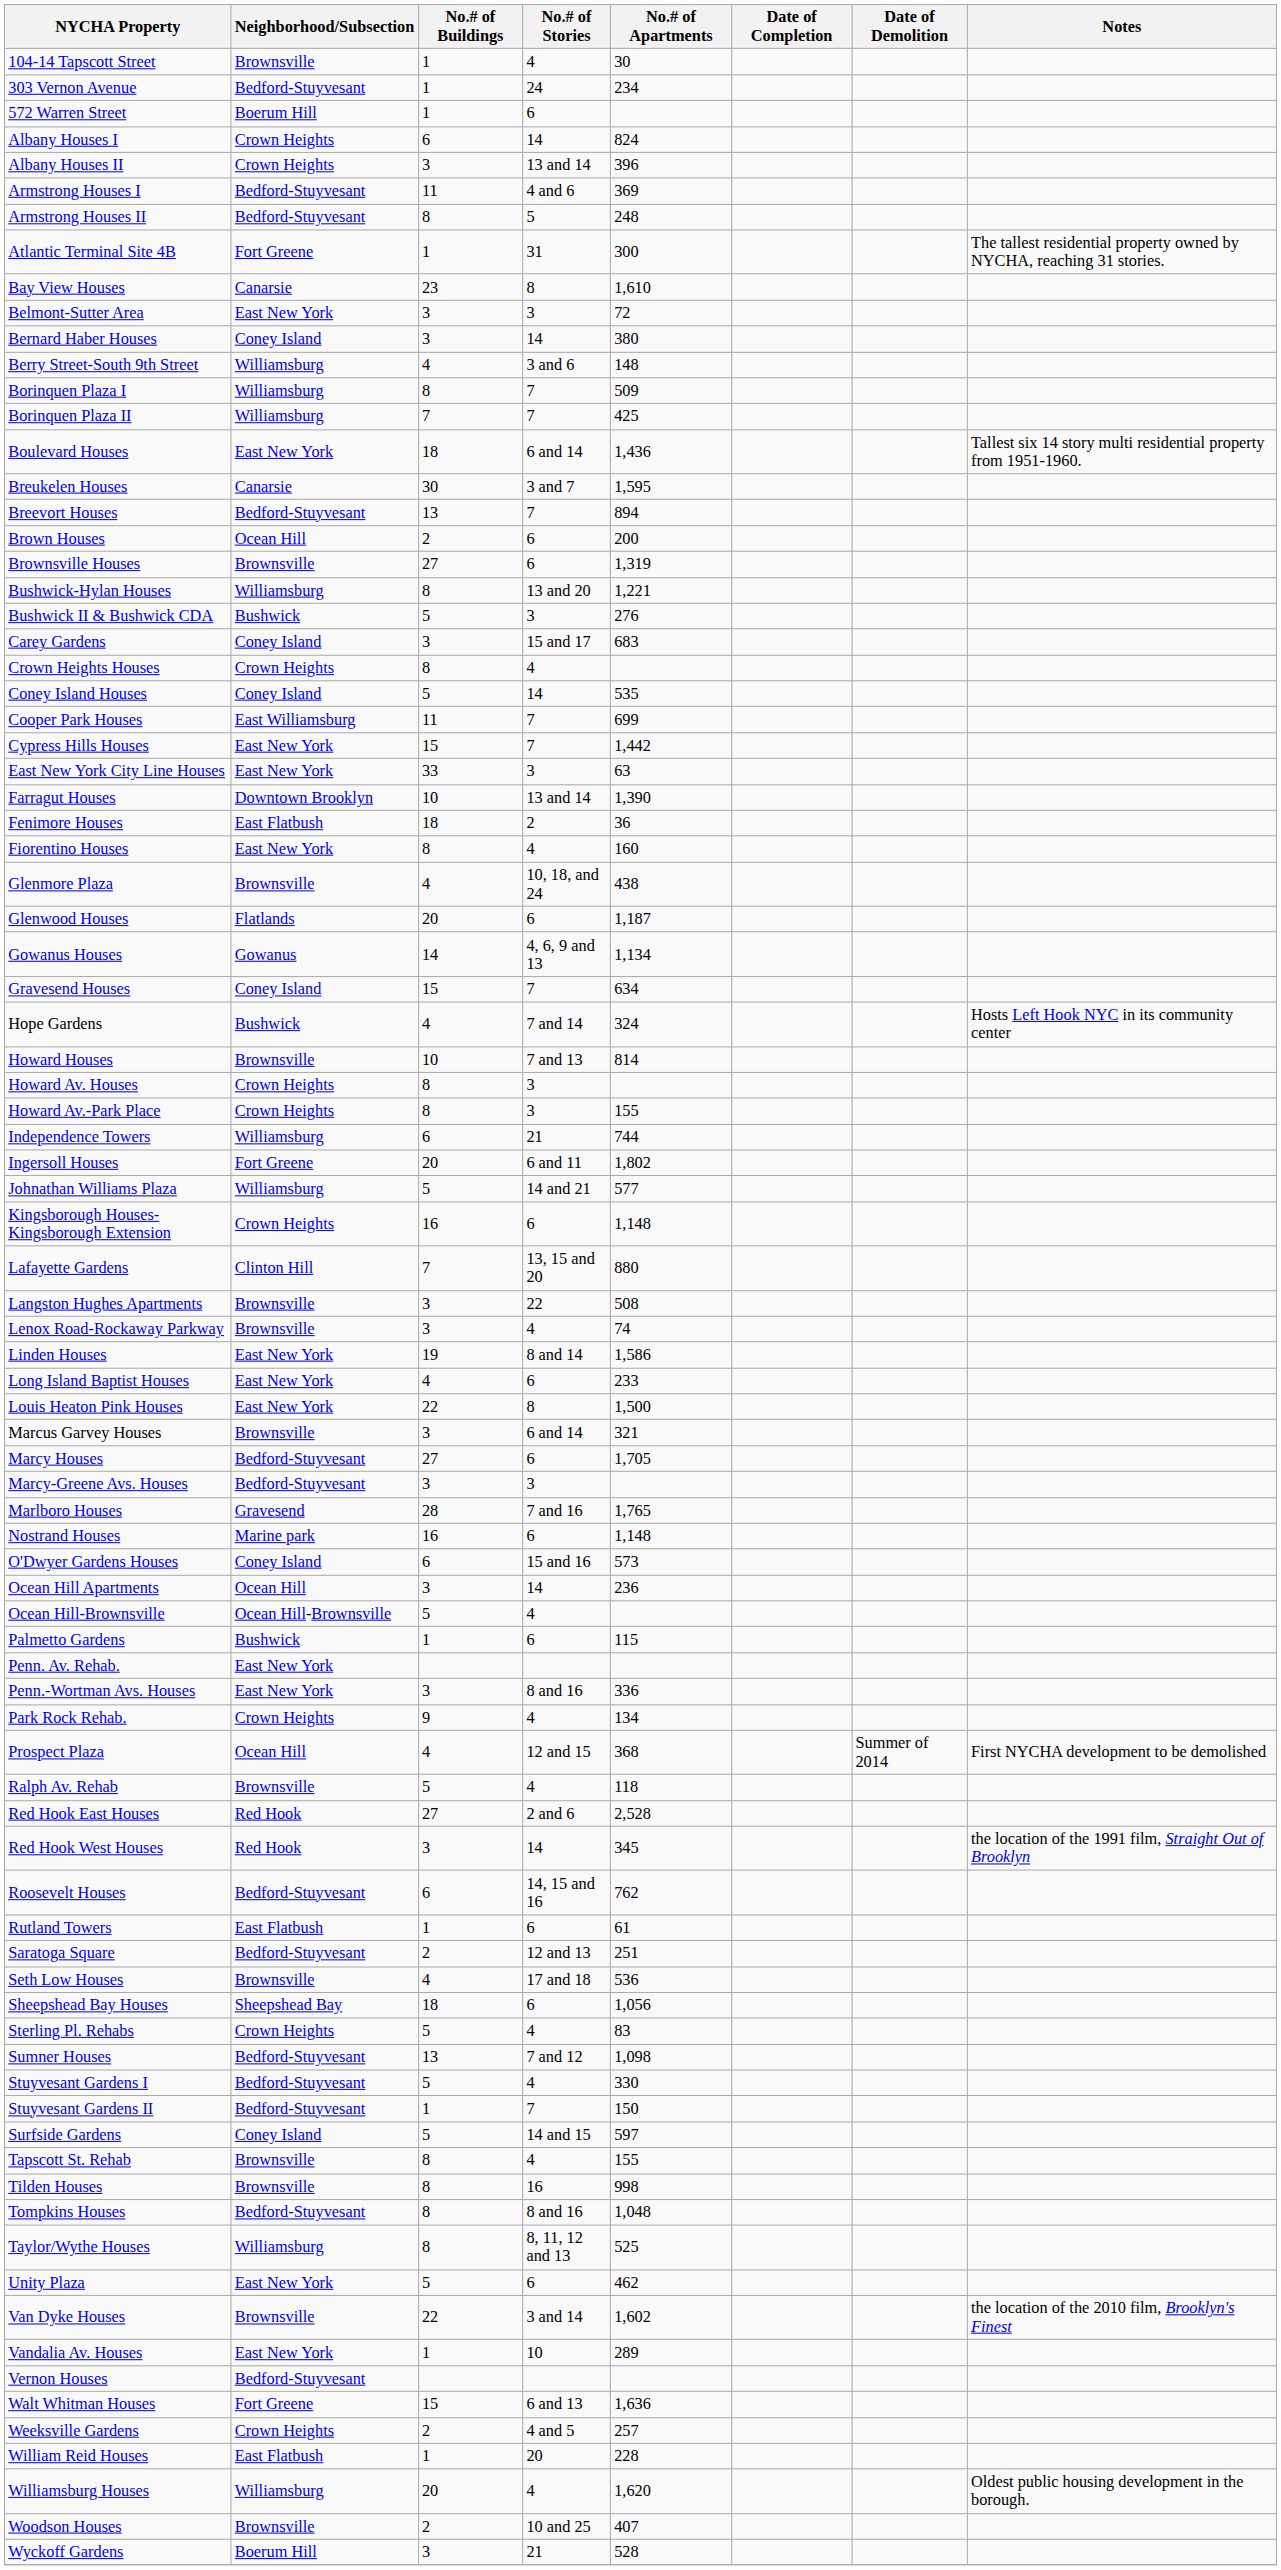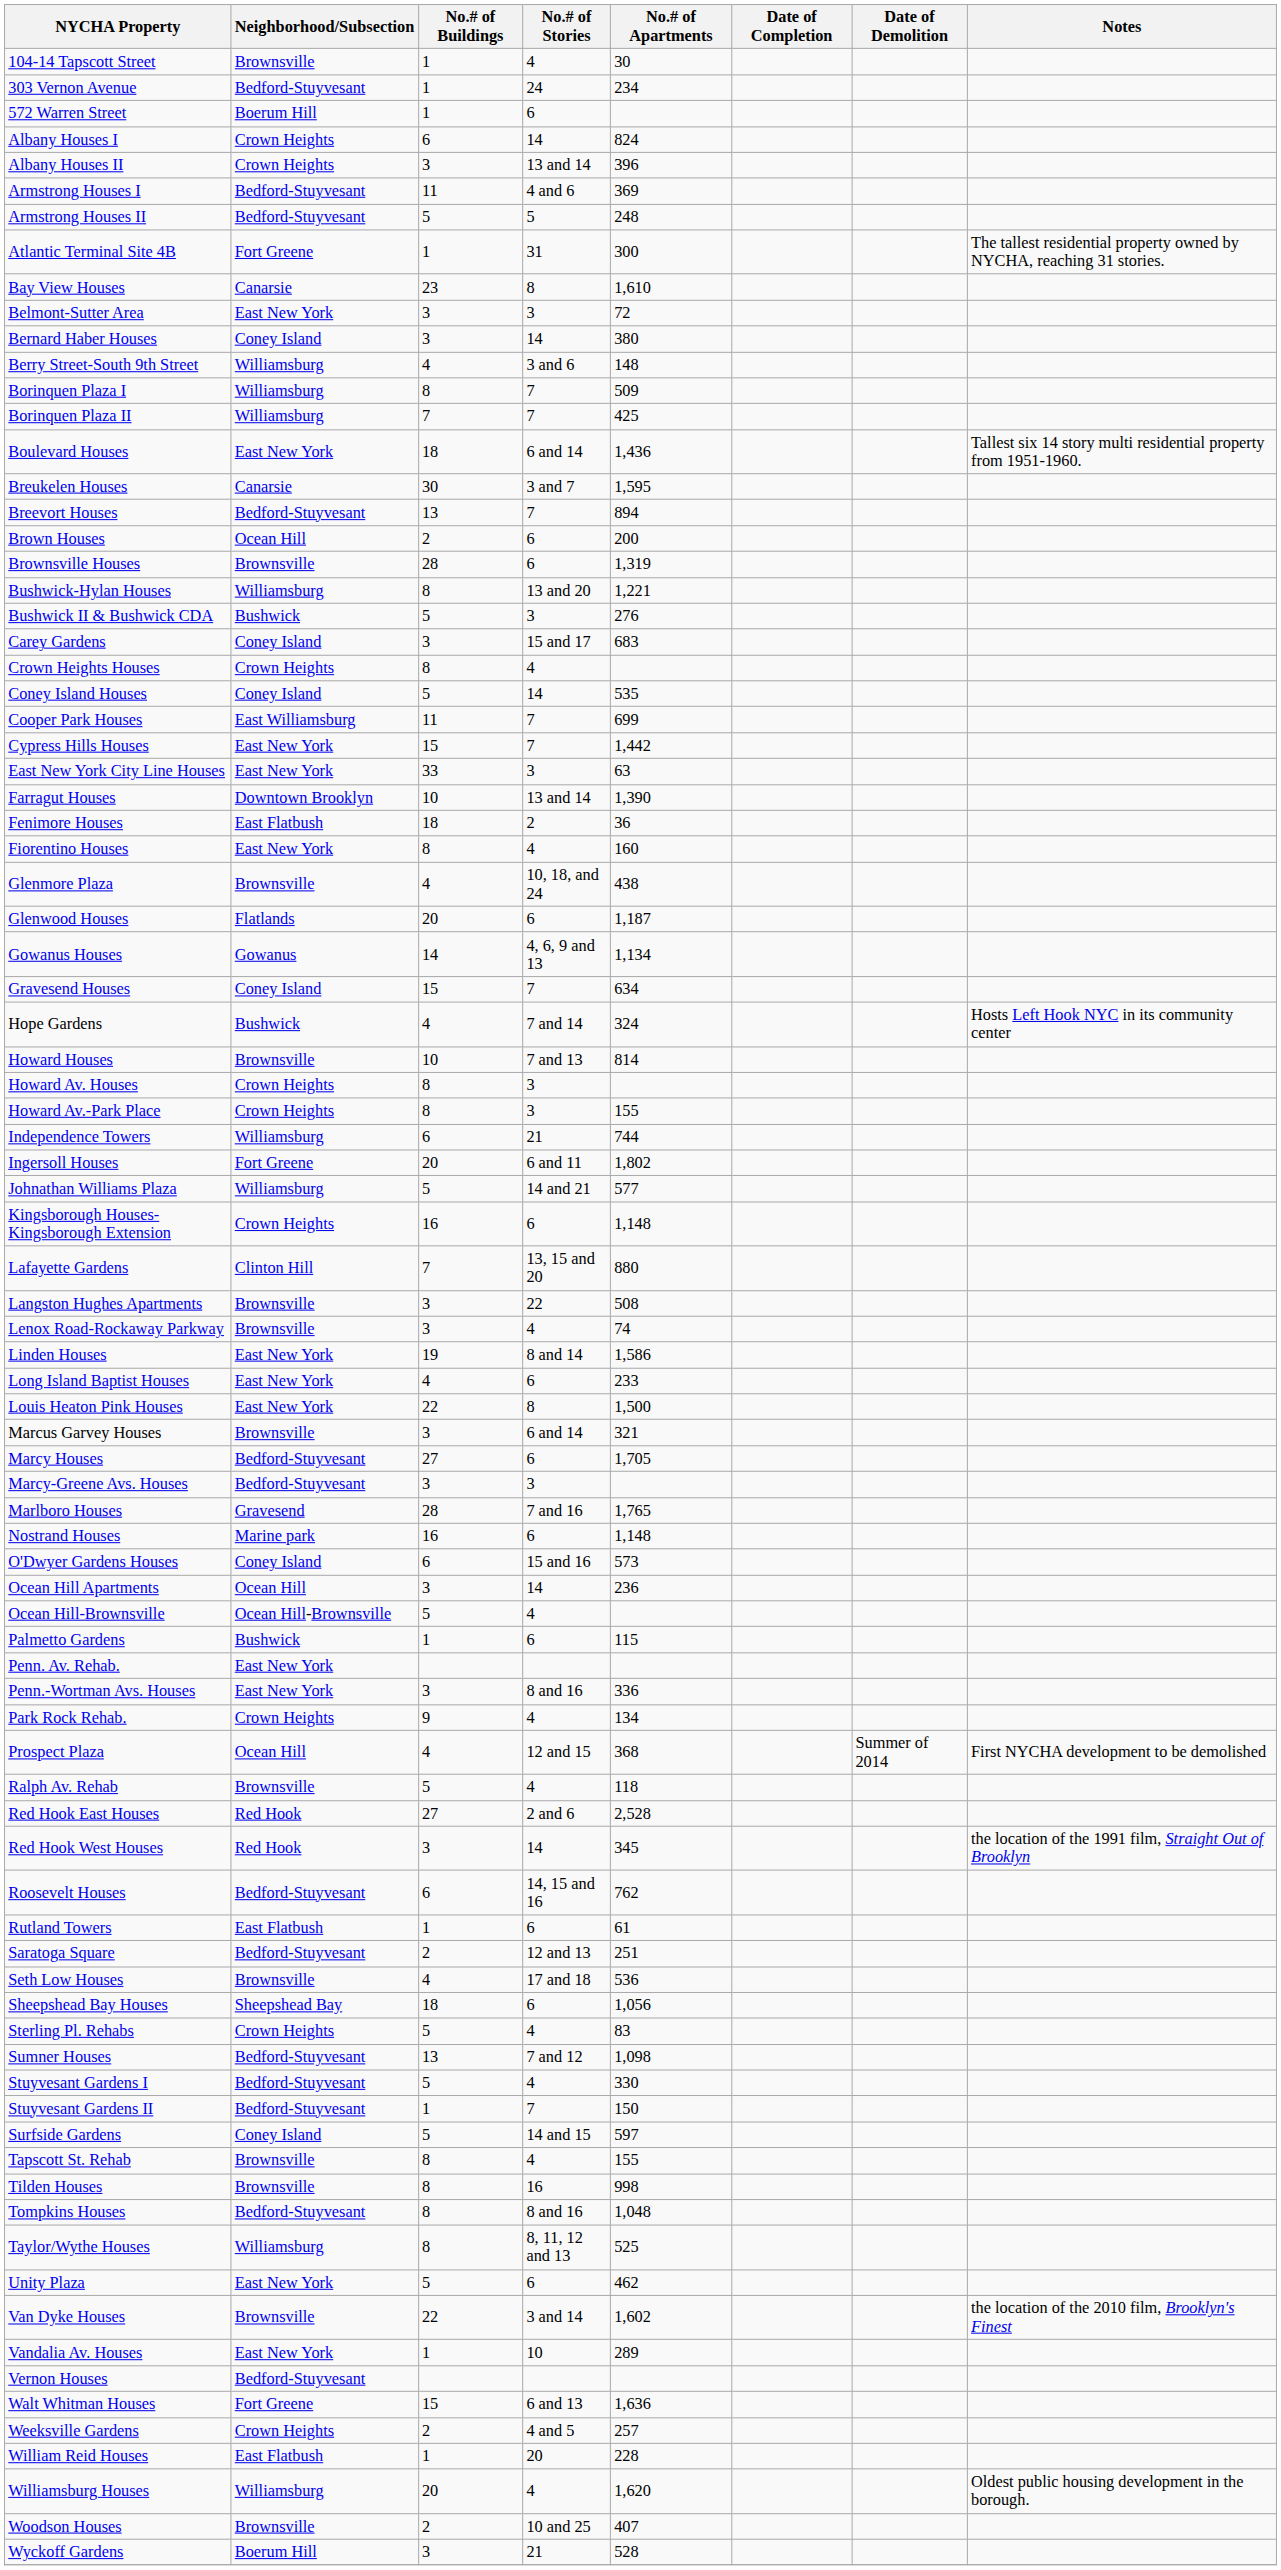(426, 216) 8 -> (426, 216) 5
(430, 564) 27 -> (430, 564) 28
